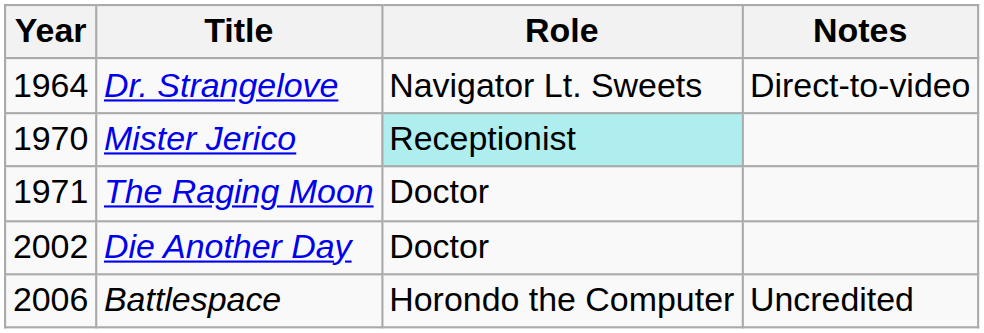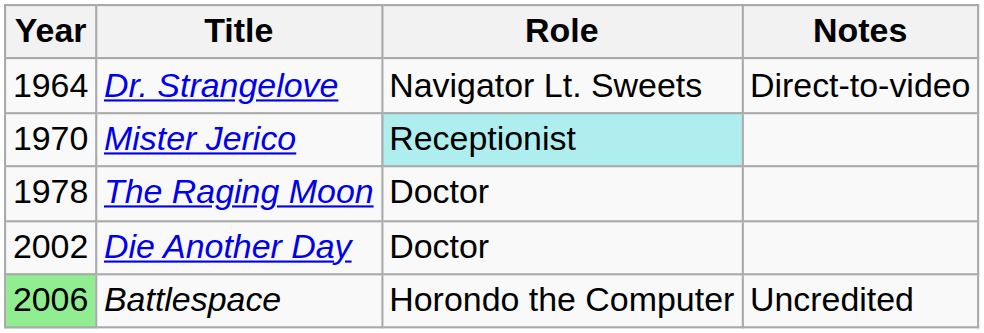(51, 192) 1971 -> (51, 192) 1978
(51, 300) no background -> (51, 300) lightgreen background
